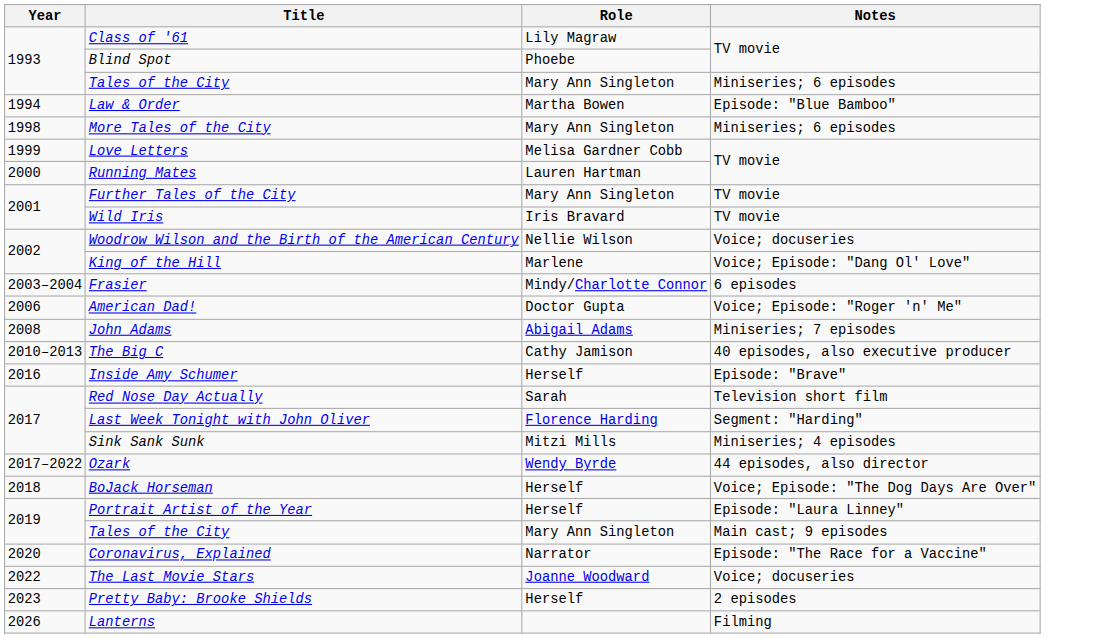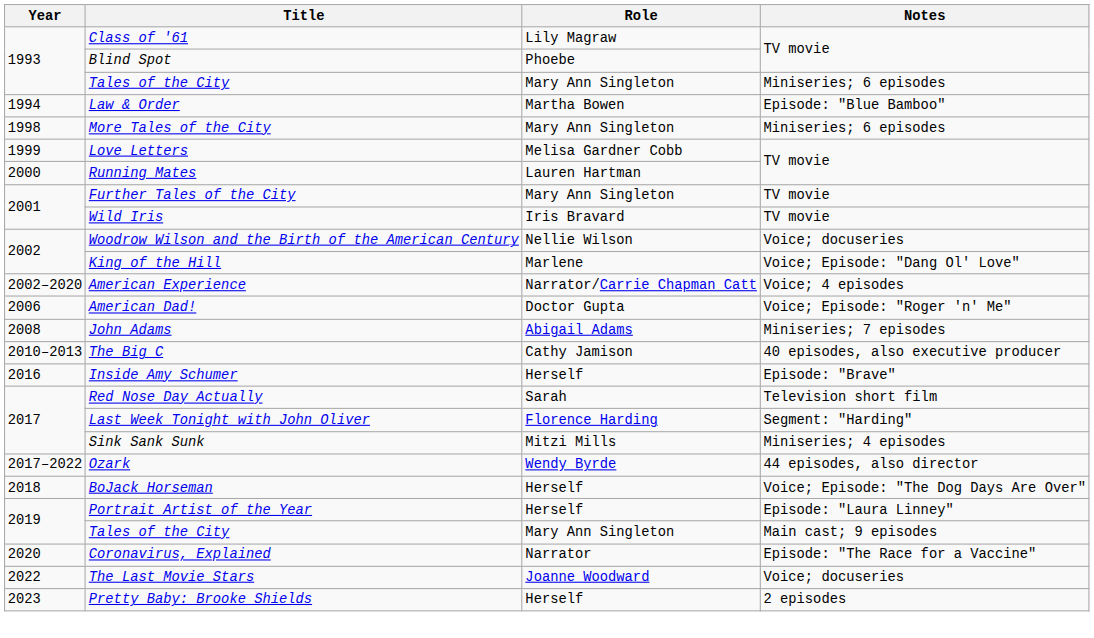+ row: (45, 285)
- row: (45, 285)
- row: (24, 622)
